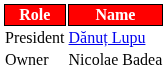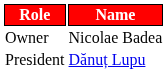rows swapped: (27, 60) <-> (35, 38)
